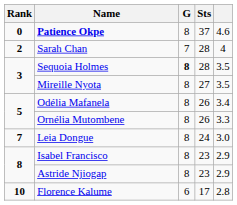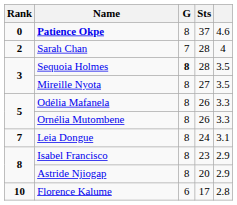(223, 102) 3.4 -> (223, 102) 3.3
(223, 138) 3.0 -> (223, 138) 3.1
(204, 174) 23 -> (204, 174) 20
